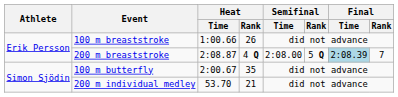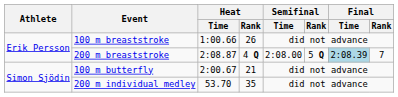(251, 69) 35 -> (251, 69) 21
(251, 84) 21 -> (251, 84) 35
